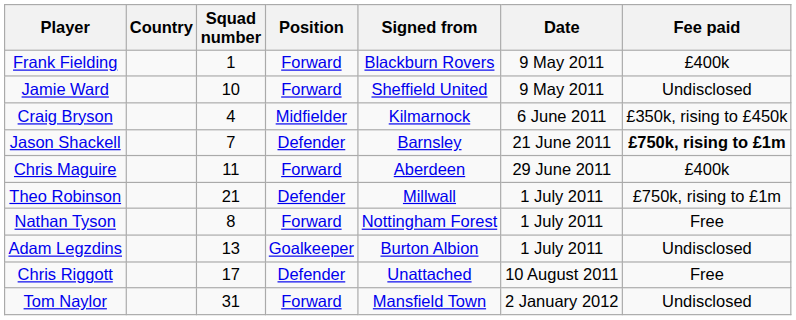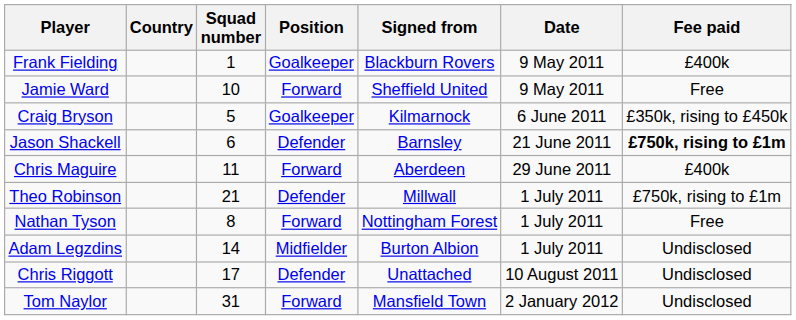(311, 63) Forward -> (311, 63) Goalkeeper
(707, 90) Undisclosed -> (707, 90) Free
(231, 116) 4 -> (231, 116) 5
(311, 116) Midfielder -> (311, 116) Goalkeeper
(231, 143) 7 -> (231, 143) 6
(231, 248) 13 -> (231, 248) 14
(311, 248) Goalkeeper -> (311, 248) Midfielder
(707, 275) Free -> (707, 275) Undisclosed
